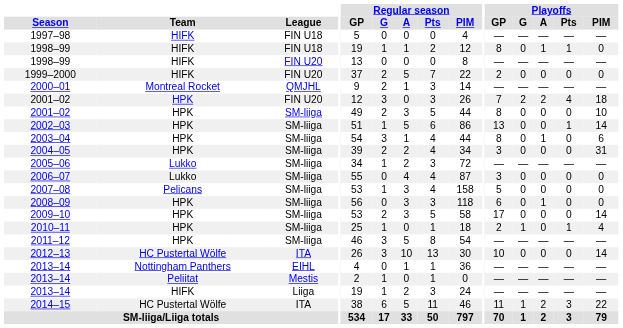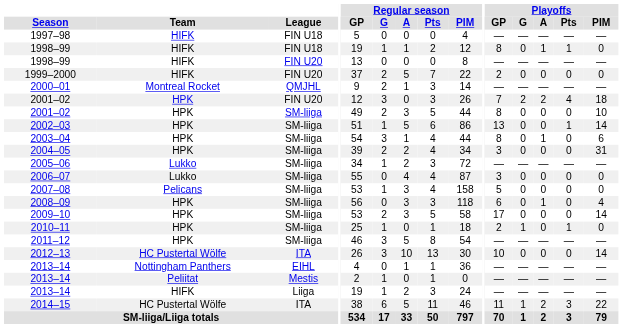(601, 202) 0 -> (601, 202) 4
(601, 228) 4 -> (601, 228) 0
